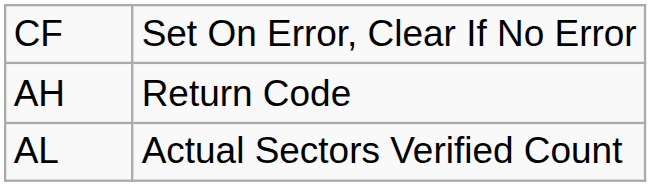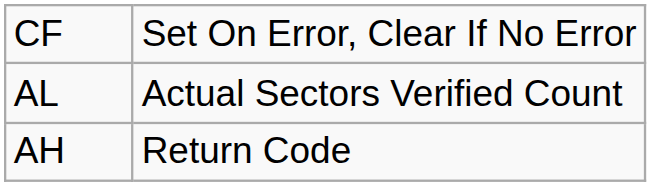rows swapped: (39, 92) <-> (36, 151)
